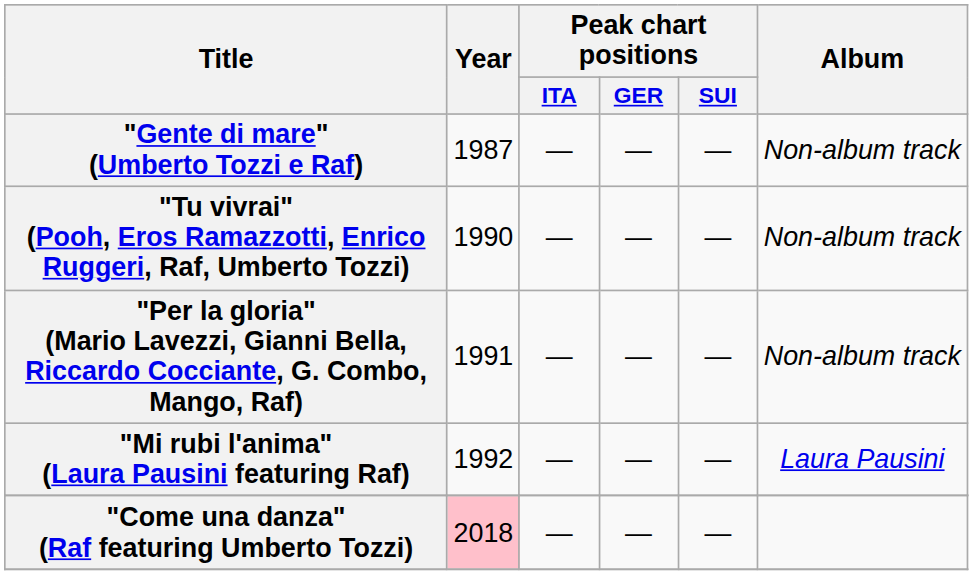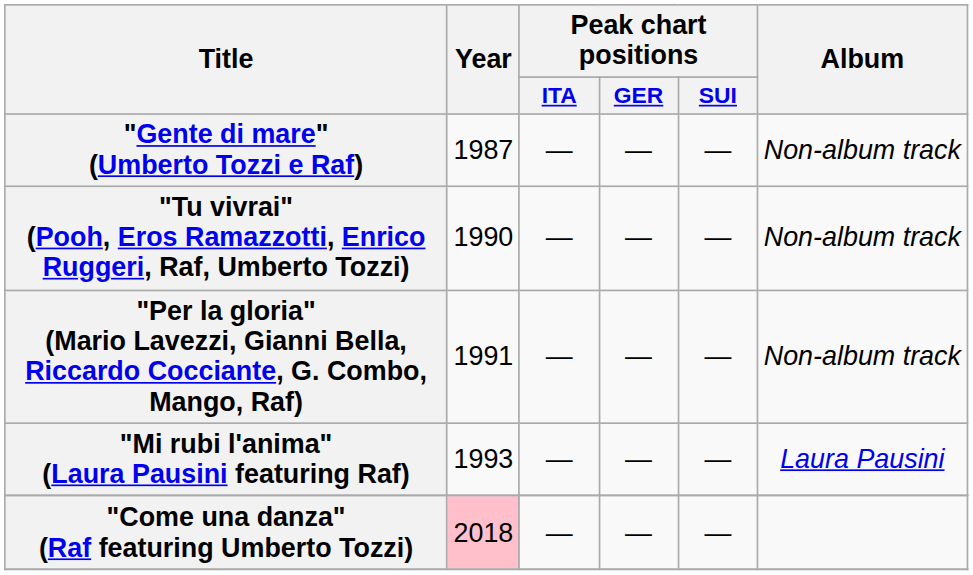(483, 459) 1992 -> (483, 459) 1993
